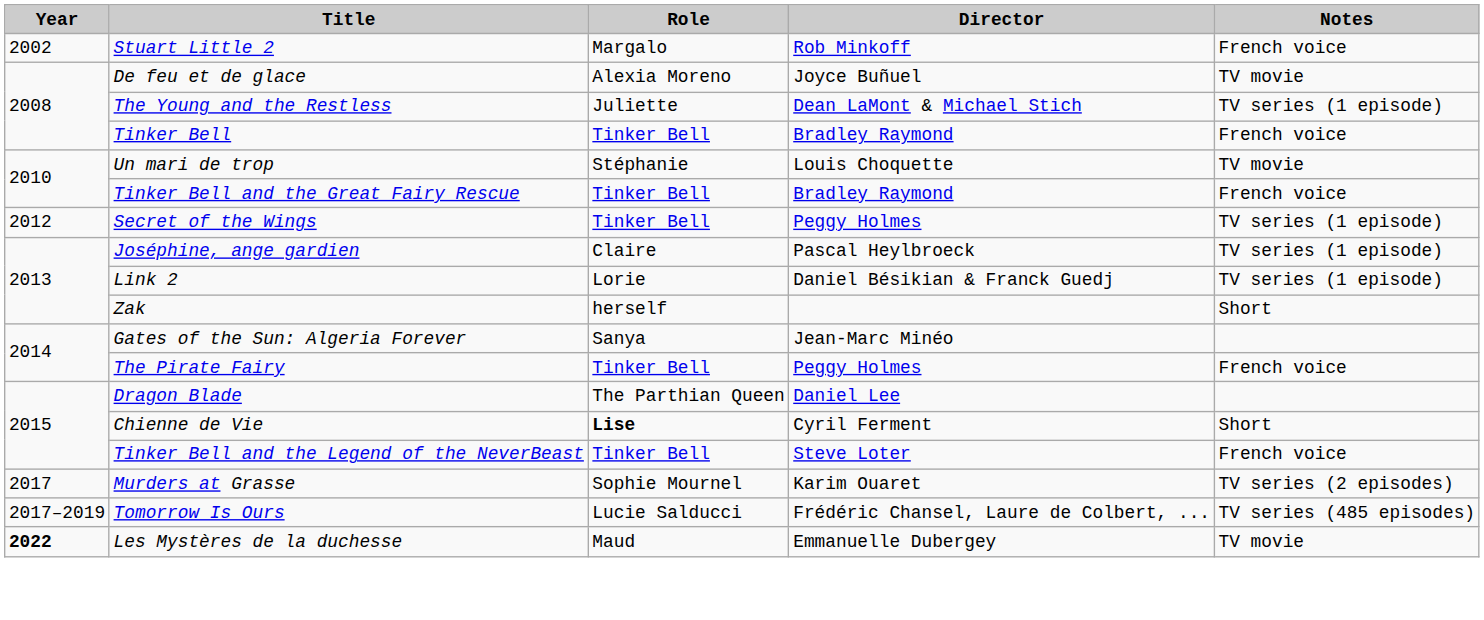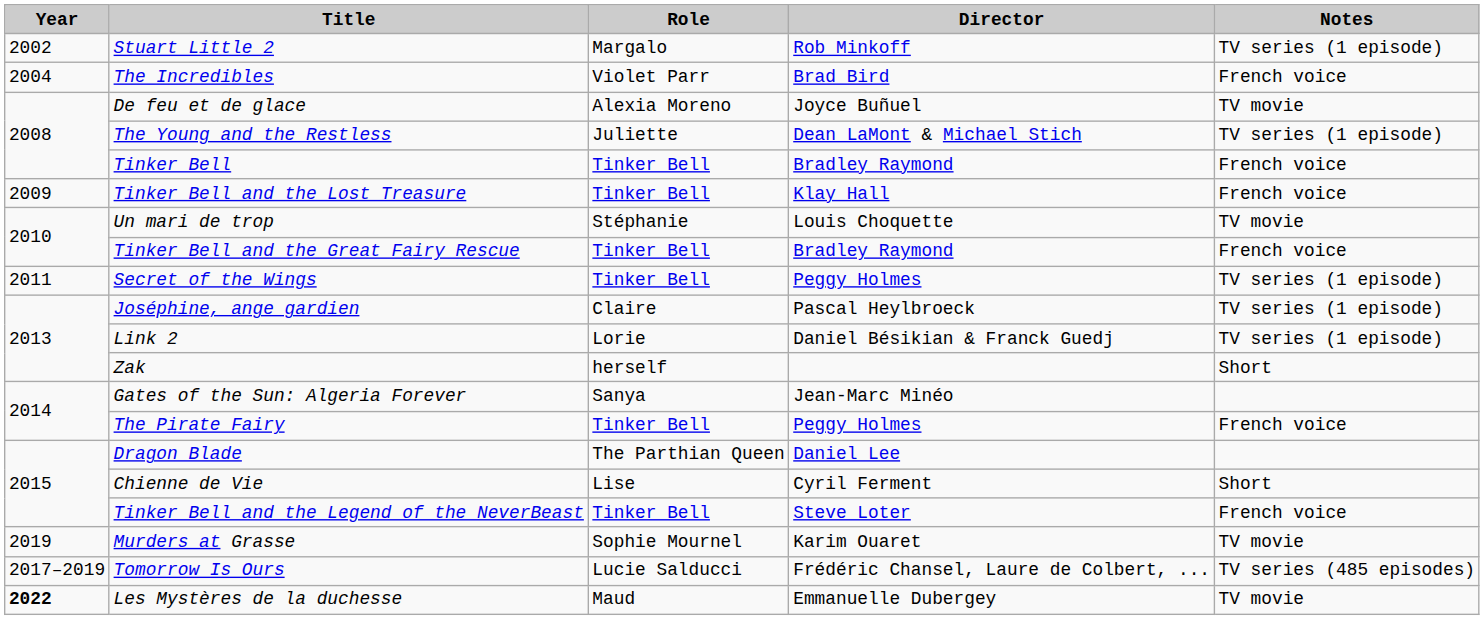(1283, 48) French voice -> (1331, 48) TV series (1 episode)
+ row: (194, 77)
+ row: (290, 193)
(30, 222) 2012 -> (30, 280) 2011
(614, 426) bold -> (614, 484) normal
(30, 484) 2017 -> (30, 542) 2019
(1336, 484) TV series (2 episodes) -> (1261, 542) TV movie
